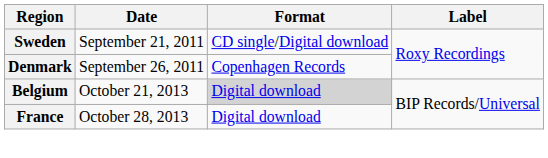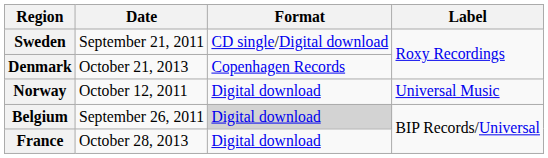(142, 66) September 26, 2011 -> (134, 66) October 21, 2013
+ row: (40, 91)
(134, 91) October 21, 2013 -> (142, 116) September 26, 2011
